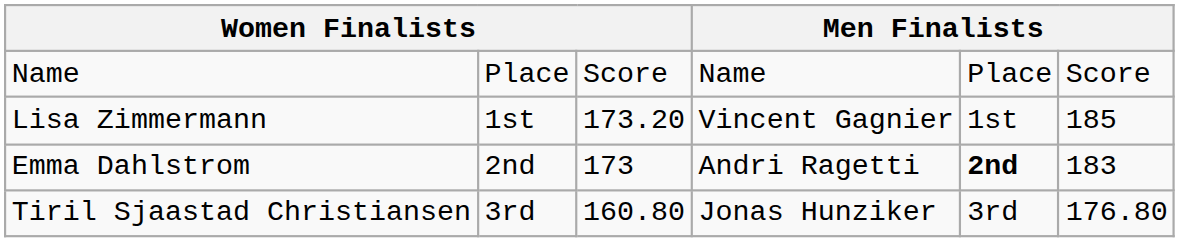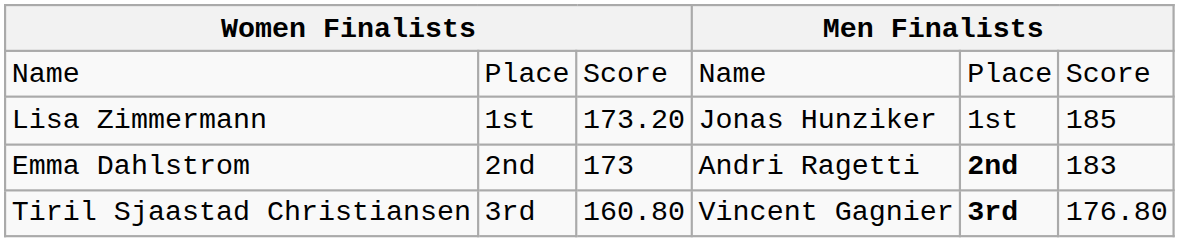(826, 121) Vincent Gagnier -> (818, 121) Jonas Hunziker
(818, 213) Jonas Hunziker -> (826, 213) Vincent Gagnier
(993, 213) normal -> (993, 213) bold
